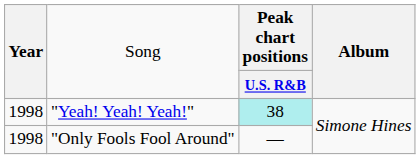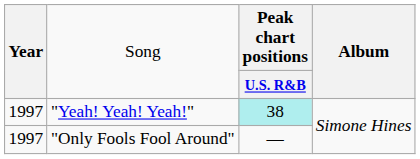(26, 111) 1998 -> (26, 111) 1997
(26, 139) 1998 -> (26, 139) 1997
